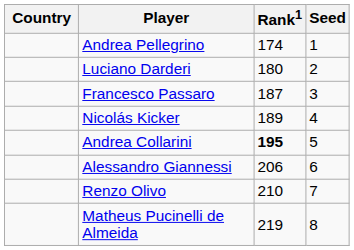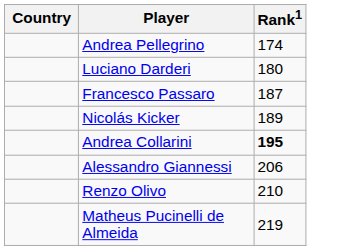- column: (328, 18)
